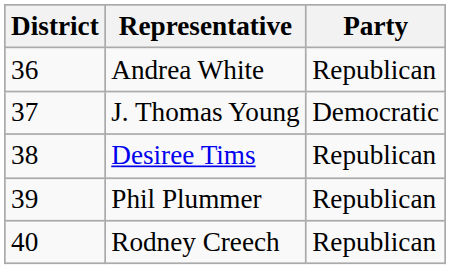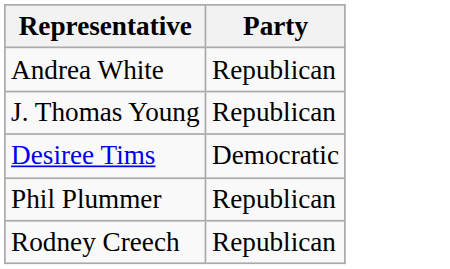- column: (55, 26)
(376, 112) Democratic -> (274, 112) Republican
(374, 155) Republican -> (276, 155) Democratic
